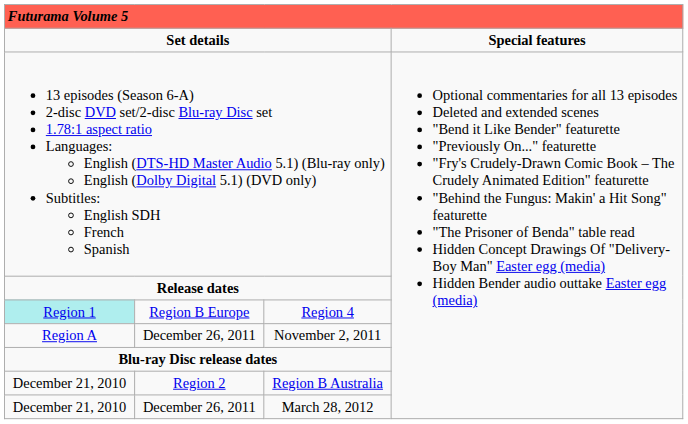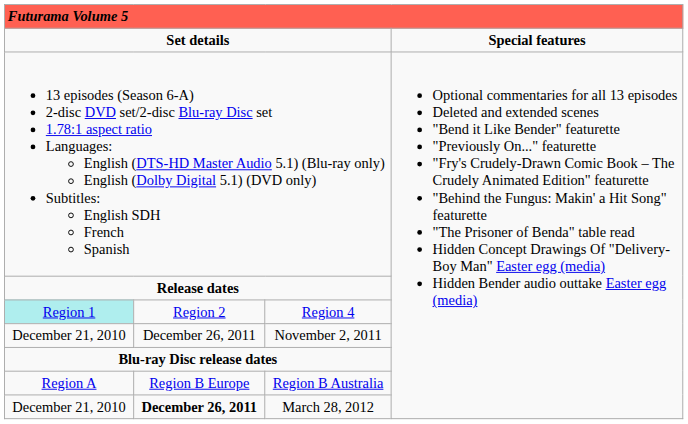(199, 311) Region B Europe -> (199, 311) Region 2
(70, 335) Region A -> (69, 335) December 21, 2010
(70, 383) December 21, 2010 -> (69, 383) Region A
(199, 383) Region 2 -> (199, 383) Region B Europe
(199, 406) normal -> (199, 406) bold
